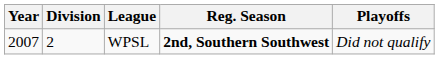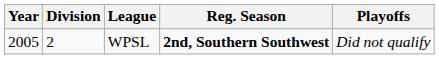(24, 41) 2007 -> (24, 41) 2005
